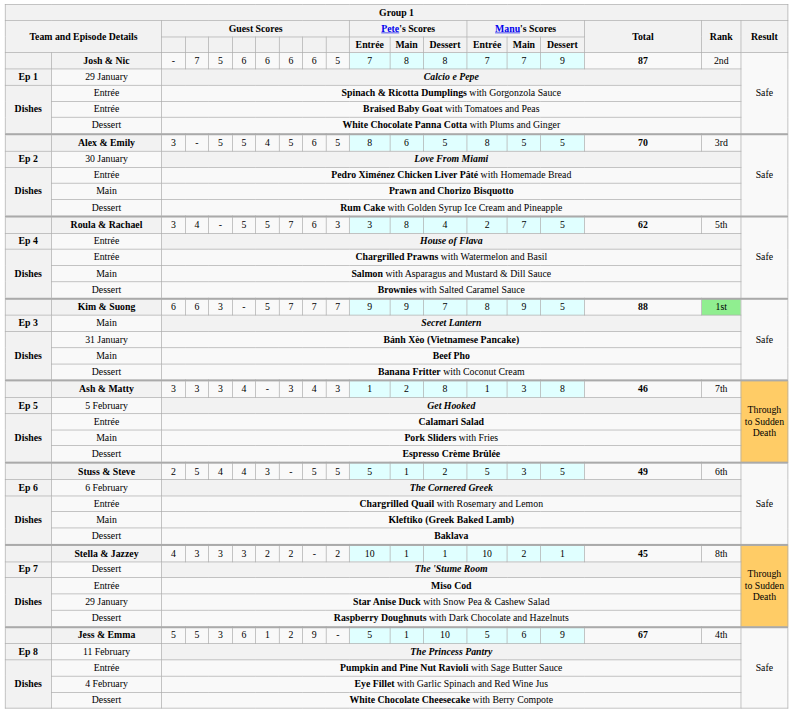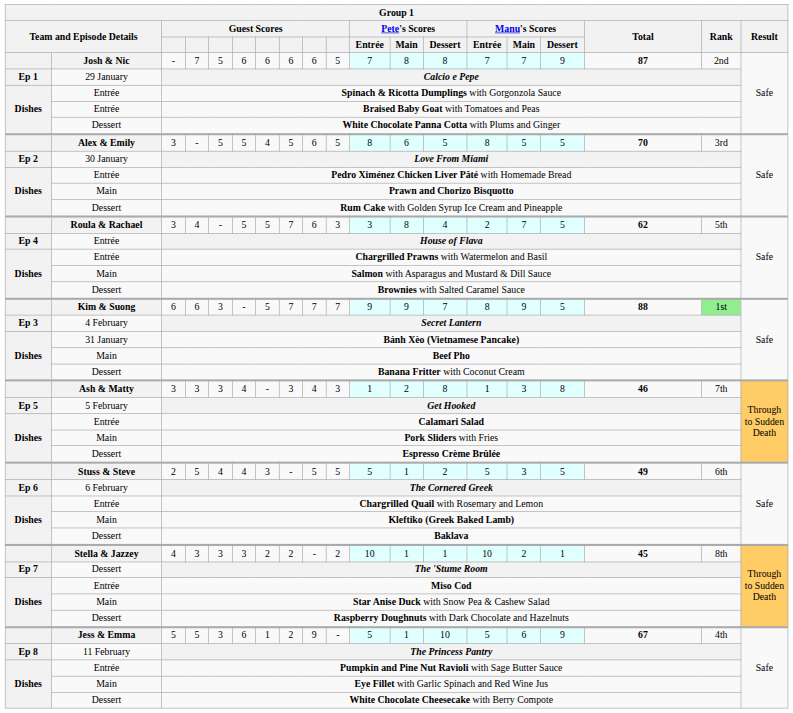(106, 323) Main -> (106, 323) 4 February
(106, 602) 29 January -> (106, 602) Main
(106, 684) 4 February -> (106, 684) Main
